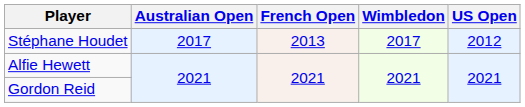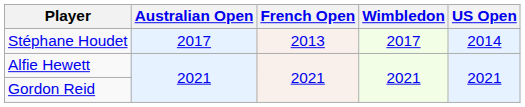(484, 41) 2012 -> (484, 41) 2014
